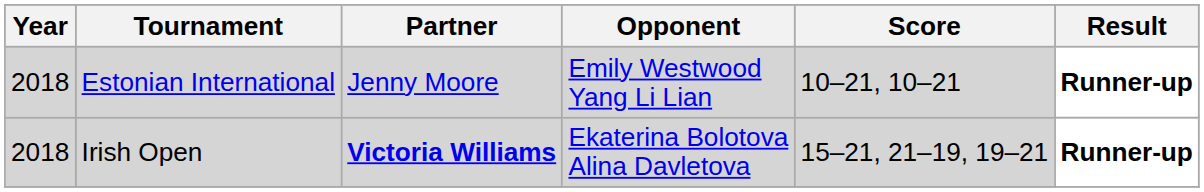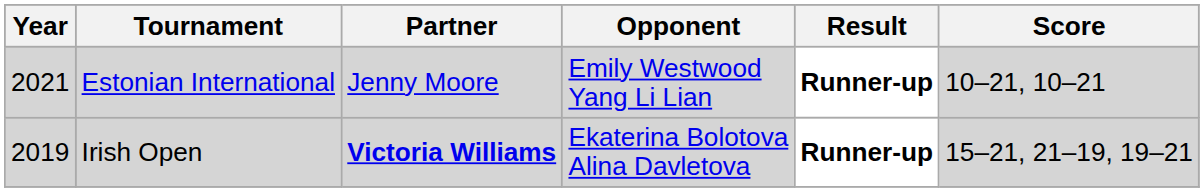columns swapped: (924, 26) <-> (1127, 26)
(40, 82) 2018 -> (40, 82) 2021
(40, 152) 2018 -> (40, 152) 2019
